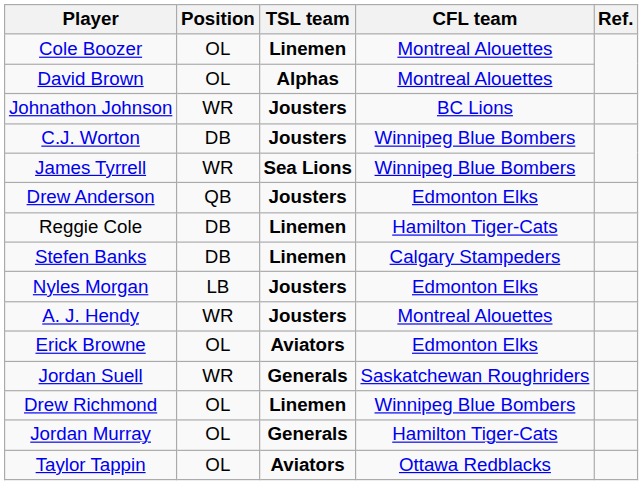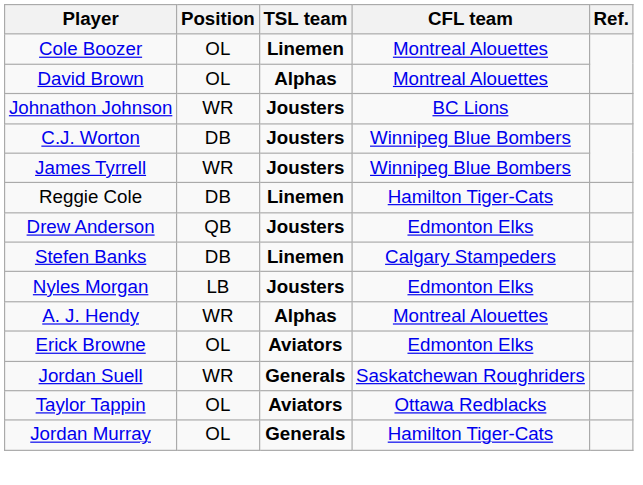(308, 167) Sea Lions -> (305, 167) Jousters
rows swapped: (91, 227) <-> (91, 197)
(308, 316) Jousters -> (305, 316) Alphas
- row: (91, 405)
rows swapped: (91, 434) <-> (91, 464)
